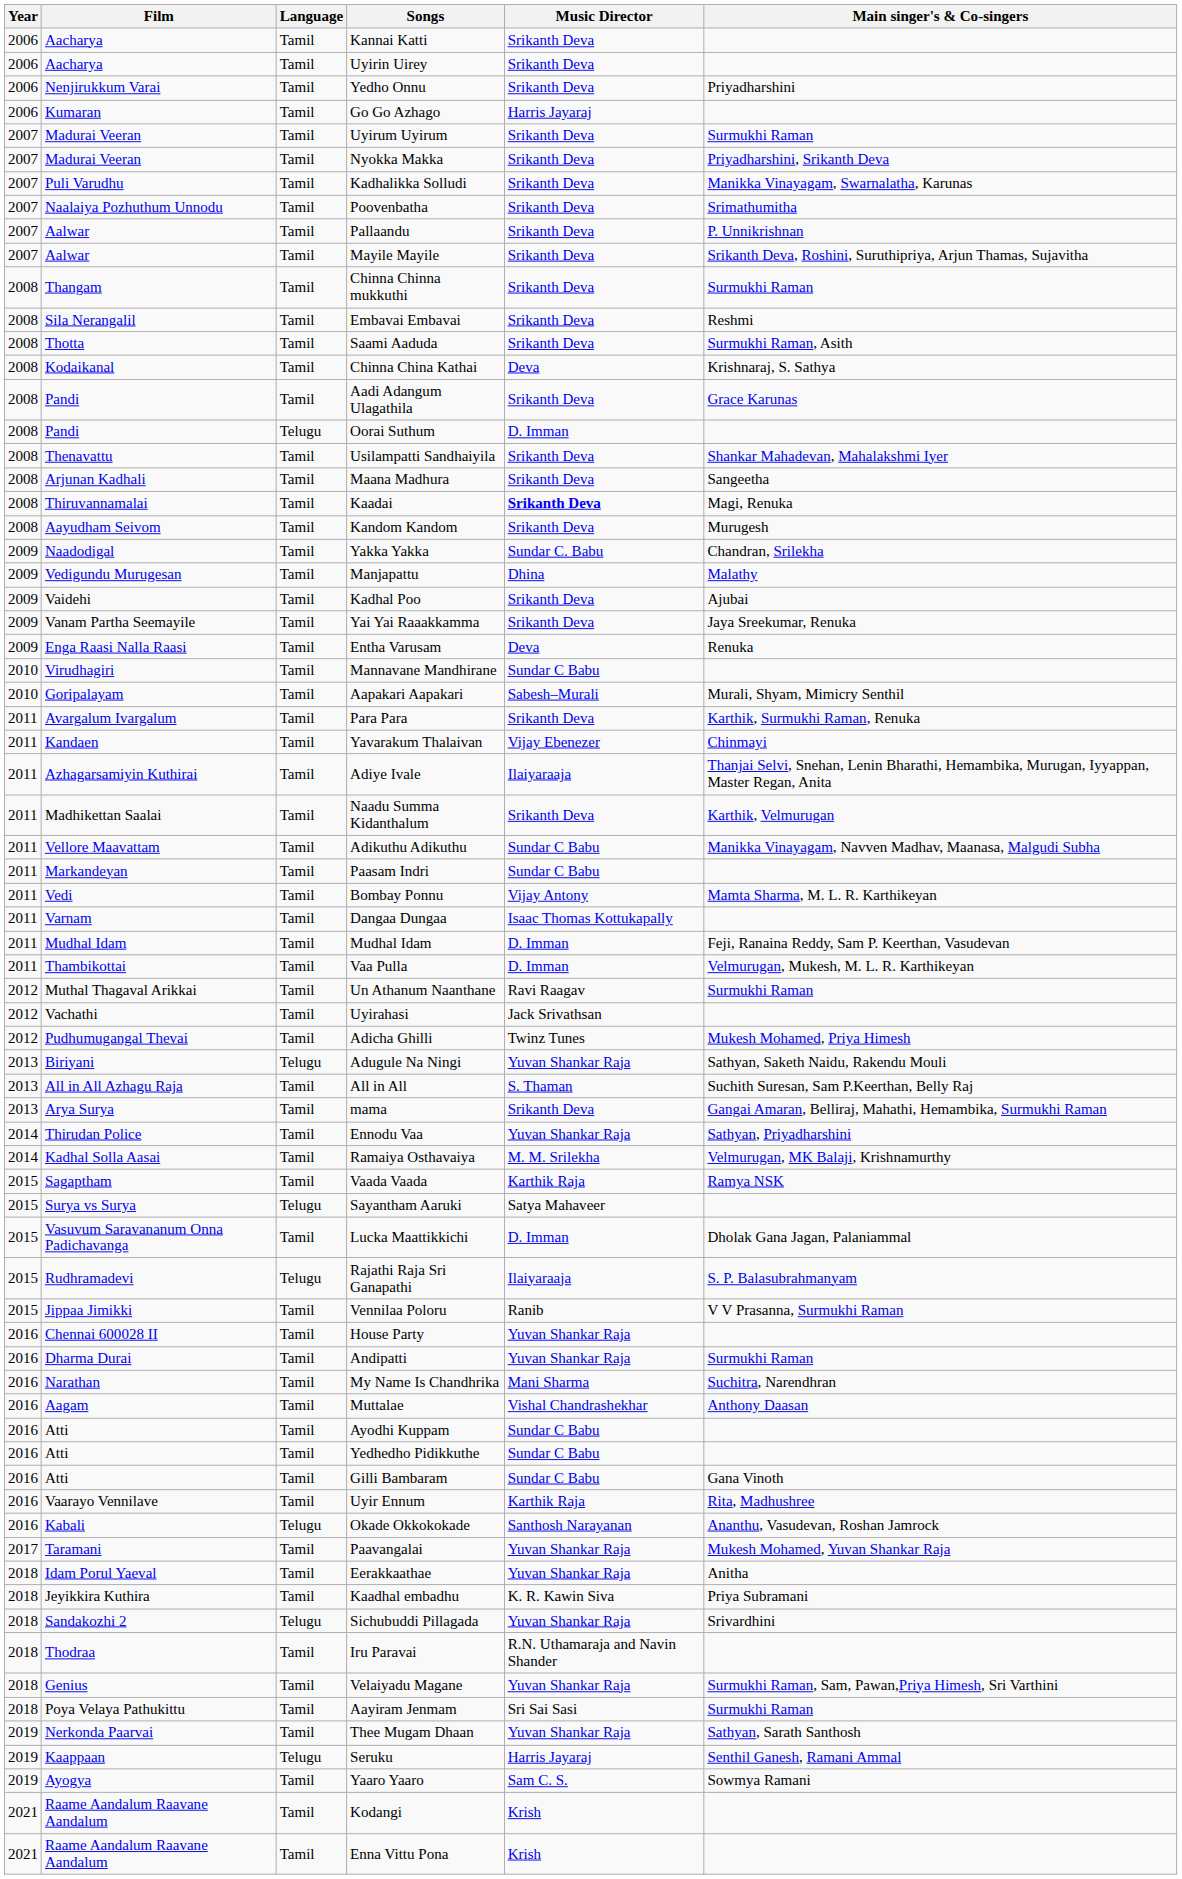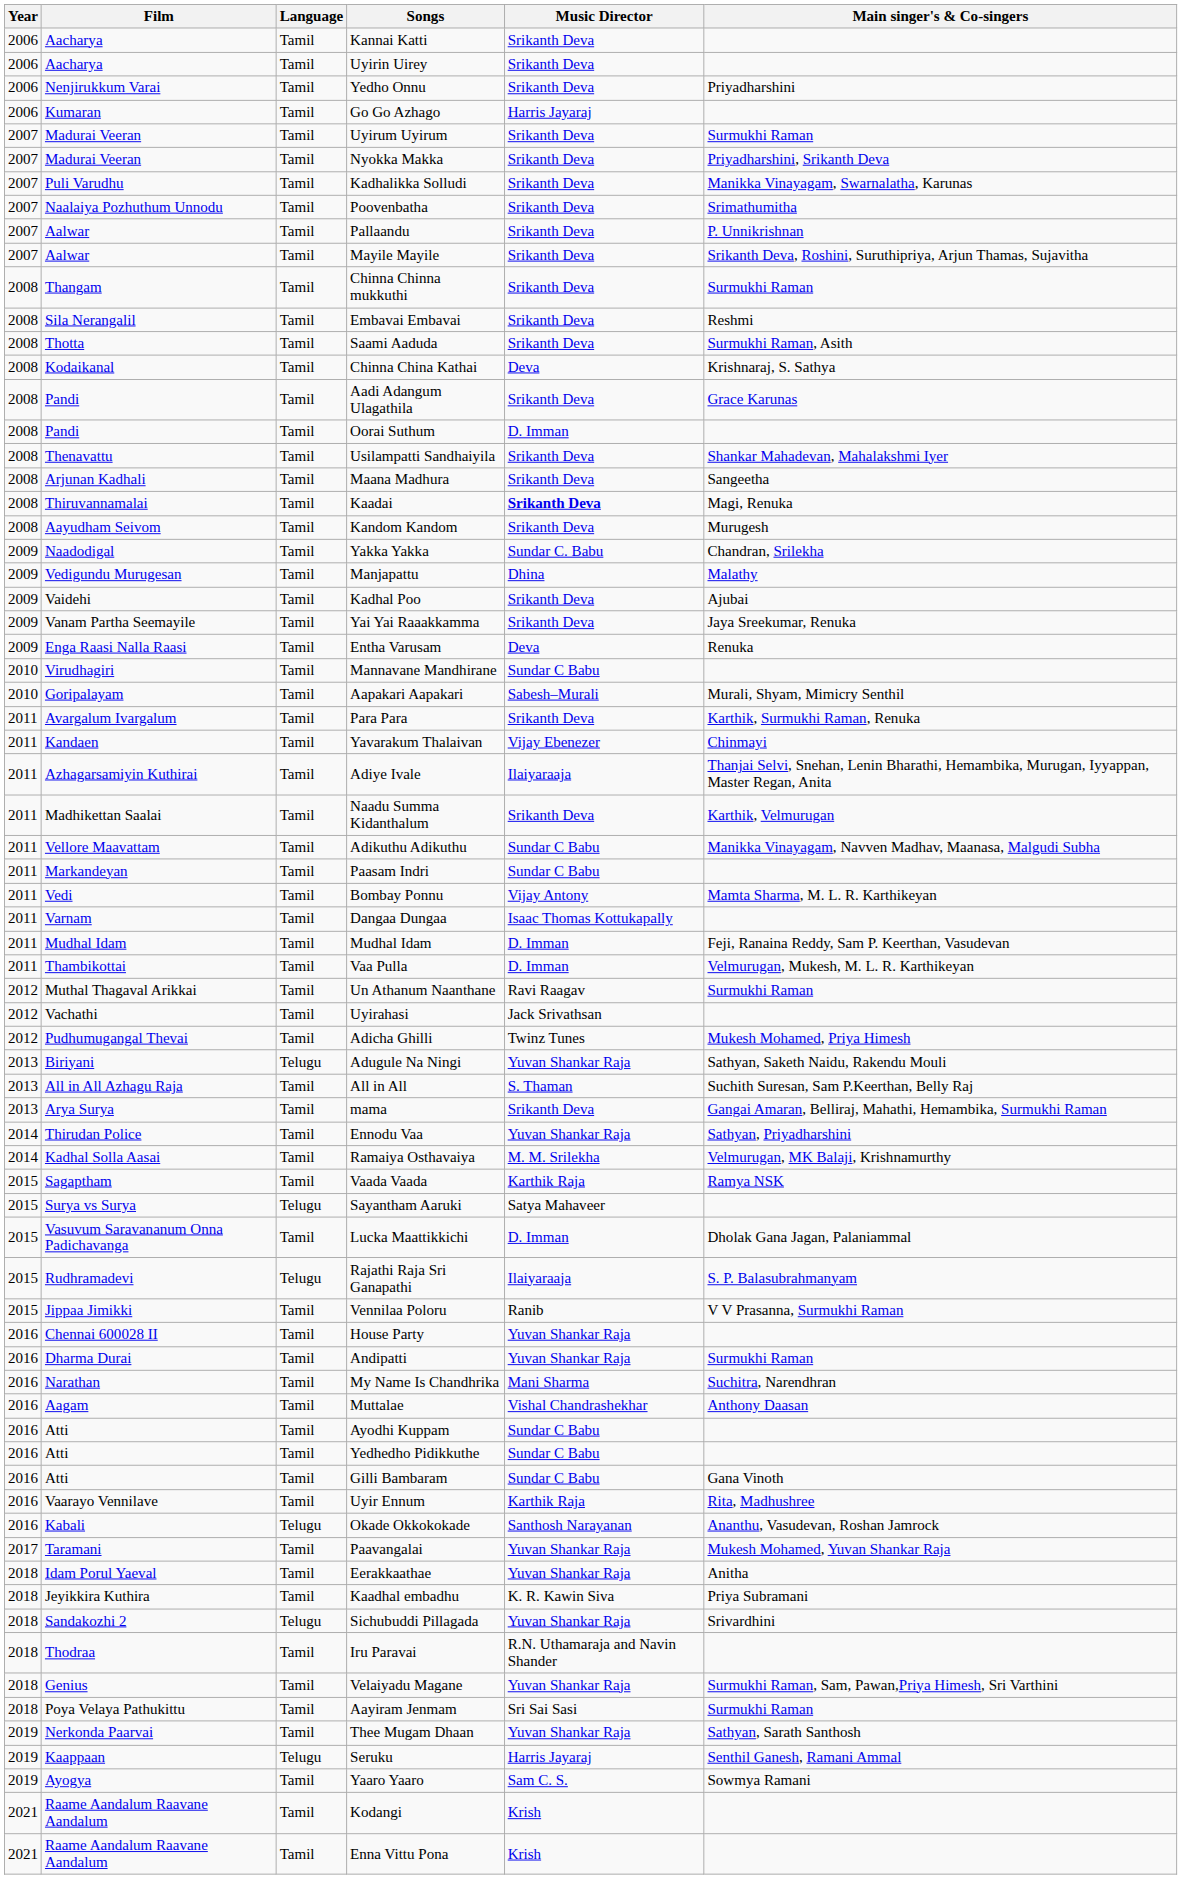(300, 431) Telugu -> (297, 431) Tamil
